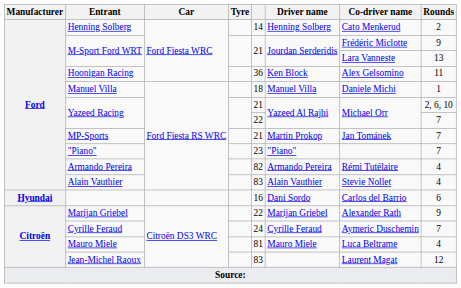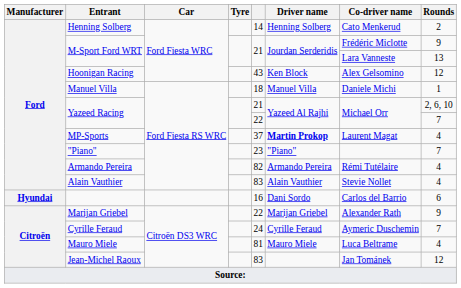(258, 73) 36 -> (258, 73) 43
(439, 73) 11 -> (439, 73) 12
(258, 135) 21 -> (258, 135) 37
(295, 135) normal -> (298, 135) bold
(367, 135) Jan Tománek -> (370, 135) Laurent Magat
(439, 135) 7 -> (439, 135) 4
(370, 259) Laurent Magat -> (367, 259) Jan Tománek
